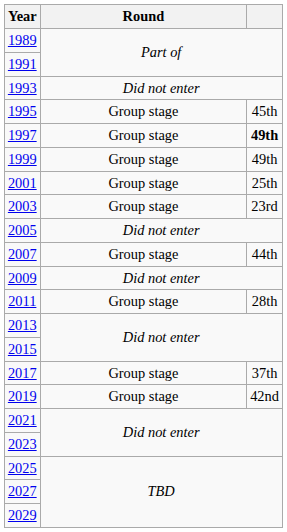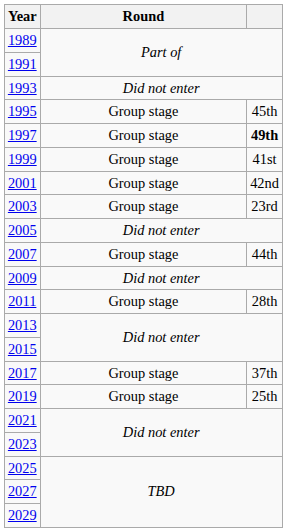(265, 159) 49th -> (265, 159) 41st
(265, 183) 25th -> (265, 183) 42nd
(265, 396) 42nd -> (265, 396) 25th
